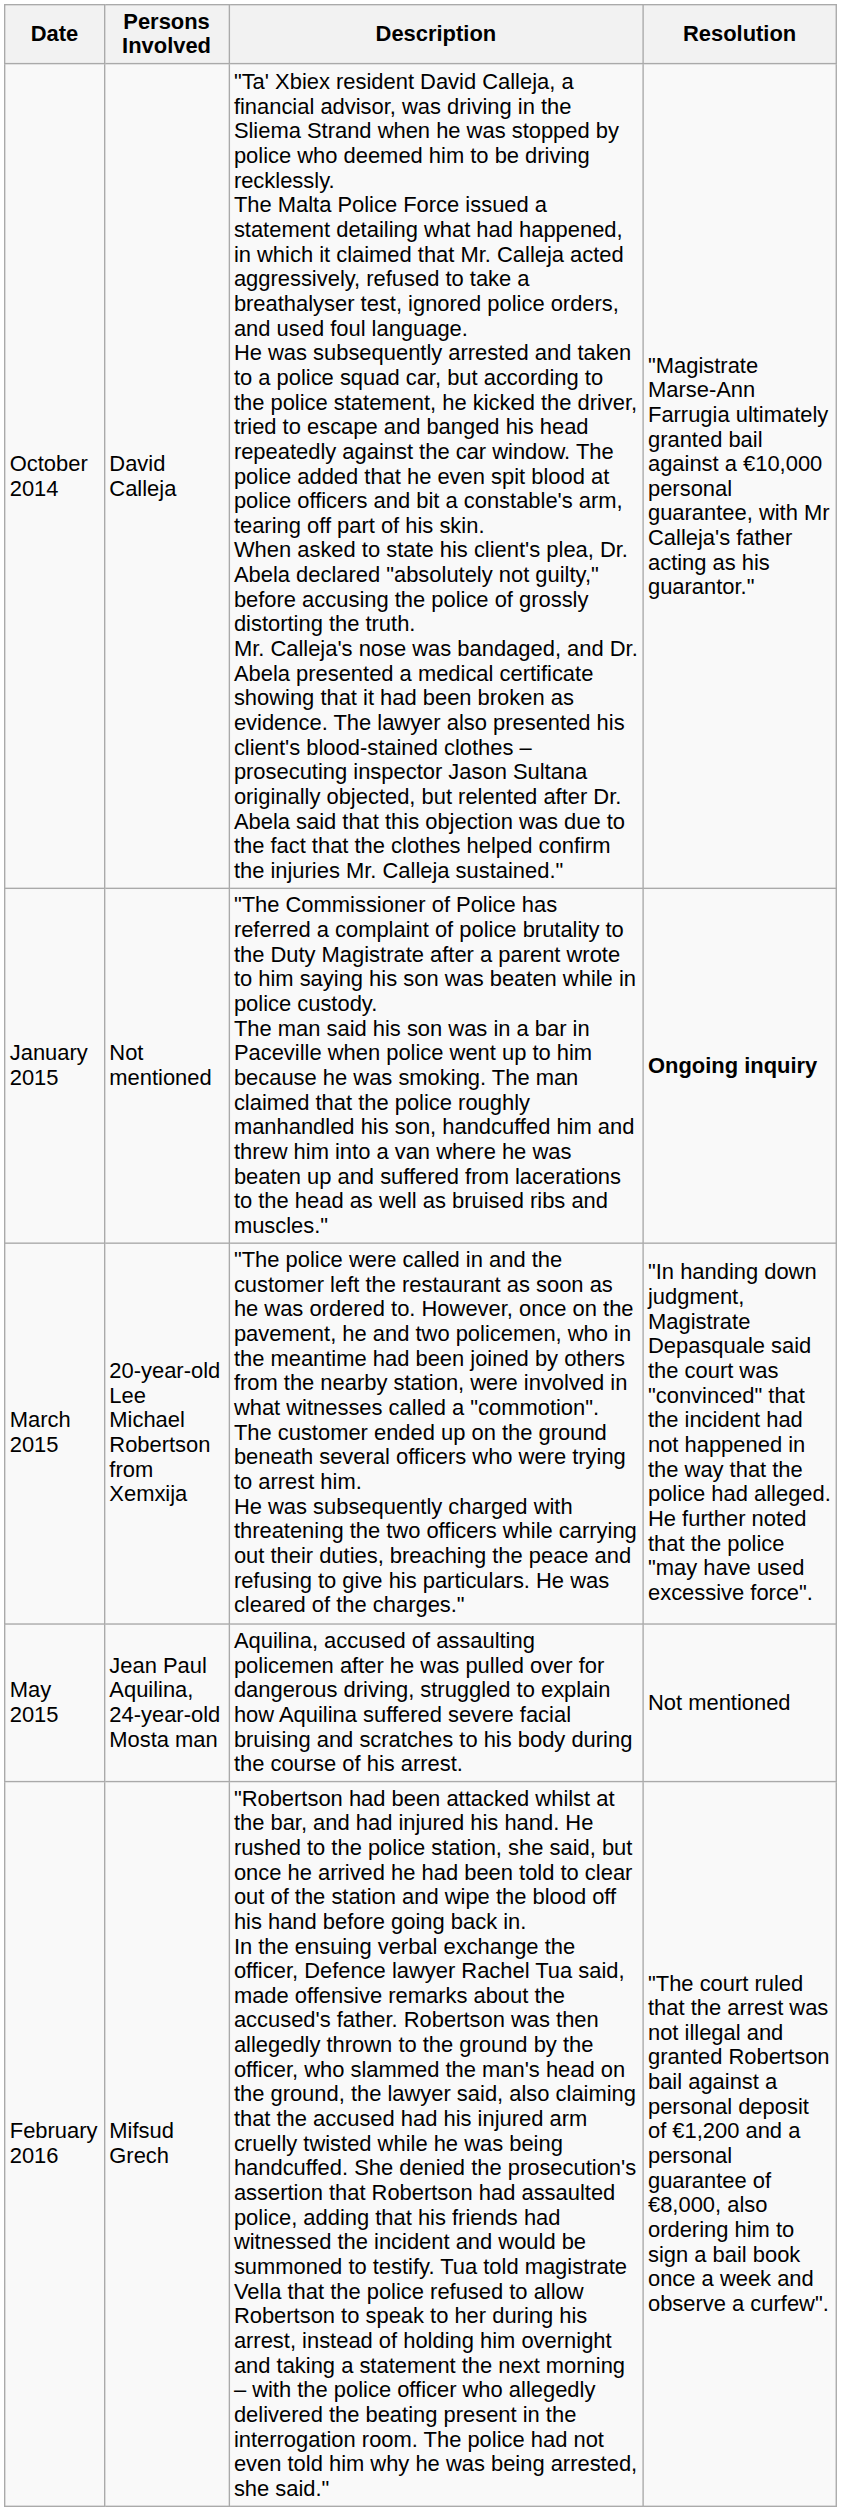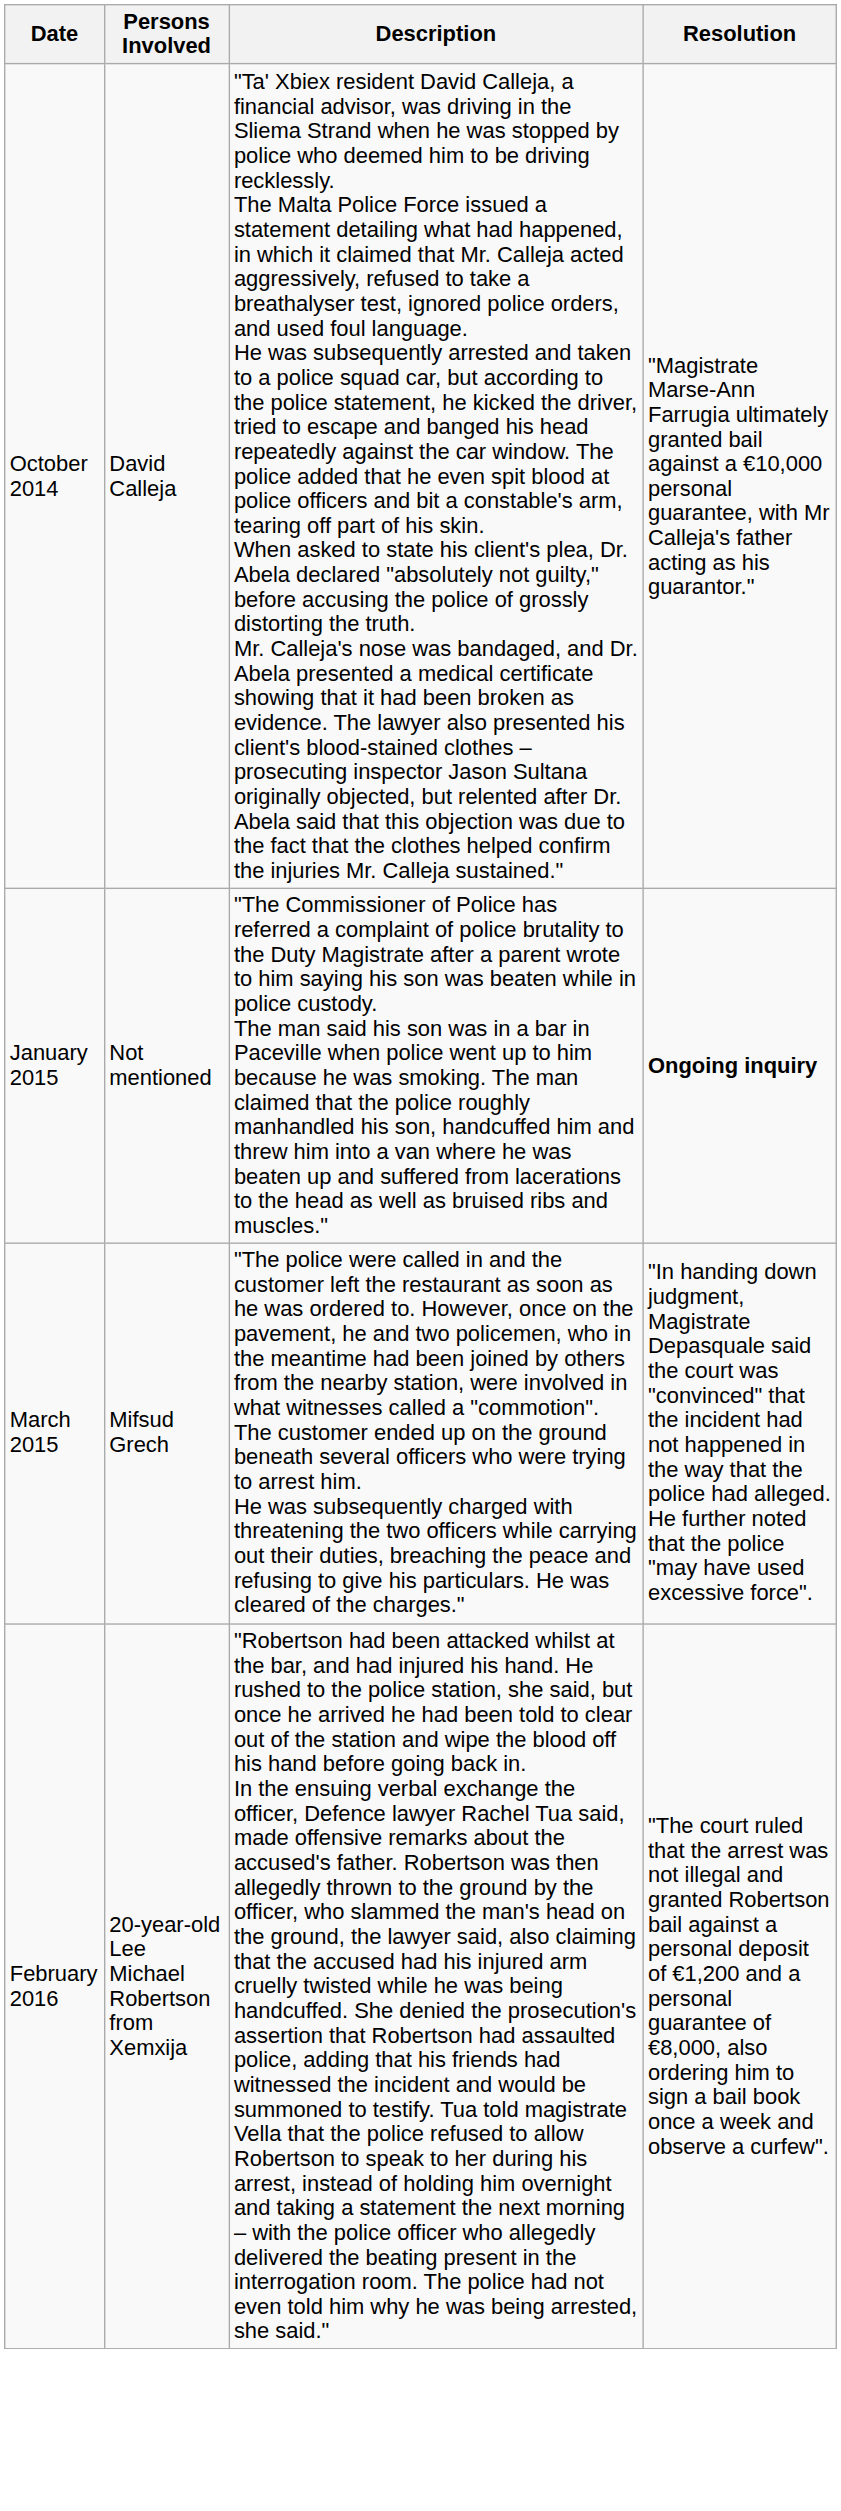(165, 1433) 20-year-old Lee Michael Robertson from Xemxija -> (142, 1433) Mifsud Grech
- row: (34, 1702)
(142, 2143) Mifsud Grech -> (165, 1985) 20-year-old Lee Michael Robertson from Xemxija
